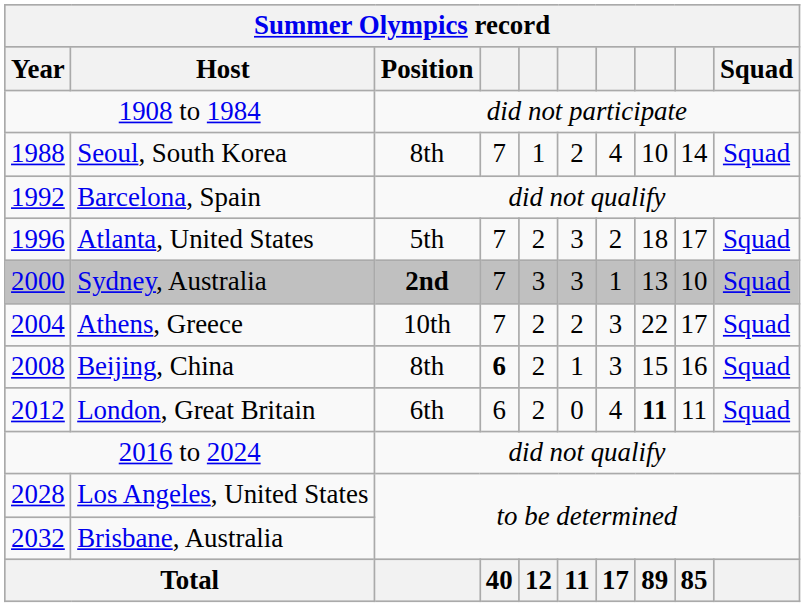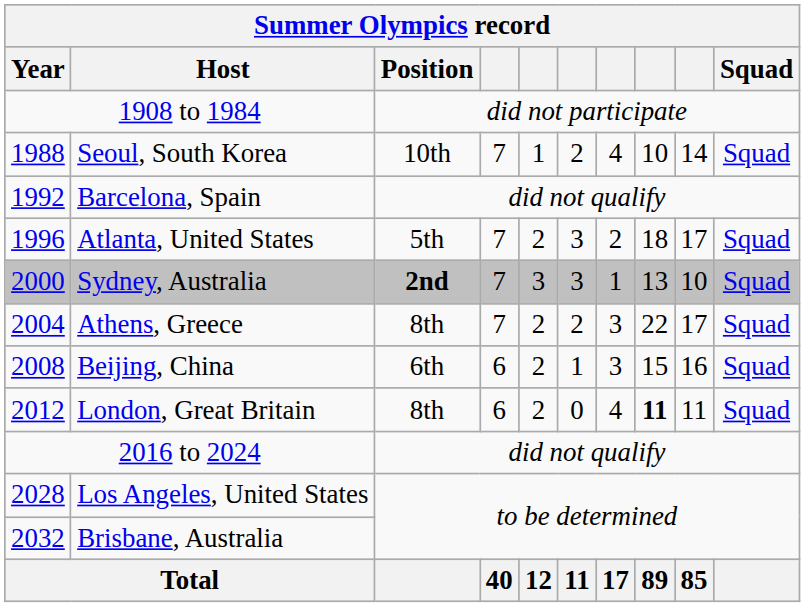(427, 153) 8th -> (427, 153) 10th
(427, 324) 10th -> (427, 324) 8th
(427, 366) 8th -> (427, 366) 6th
(499, 366) bold -> (499, 366) normal
(427, 409) 6th -> (427, 409) 8th
